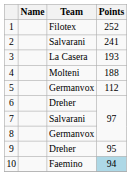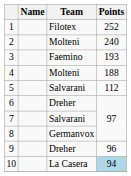(67, 42) Salvarani -> (64, 42) Molteni
(111, 42) 241 -> (111, 42) 240
(68, 57) La Casera -> (66, 57) Faemino
(72, 88) Germanvox -> (67, 88) Salvarani
(111, 149) 95 -> (111, 149) 96
(66, 164) Faemino -> (68, 164) La Casera
